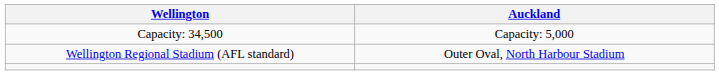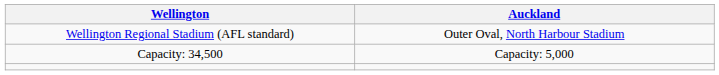rows swapped: (180, 53) <-> (180, 34)
